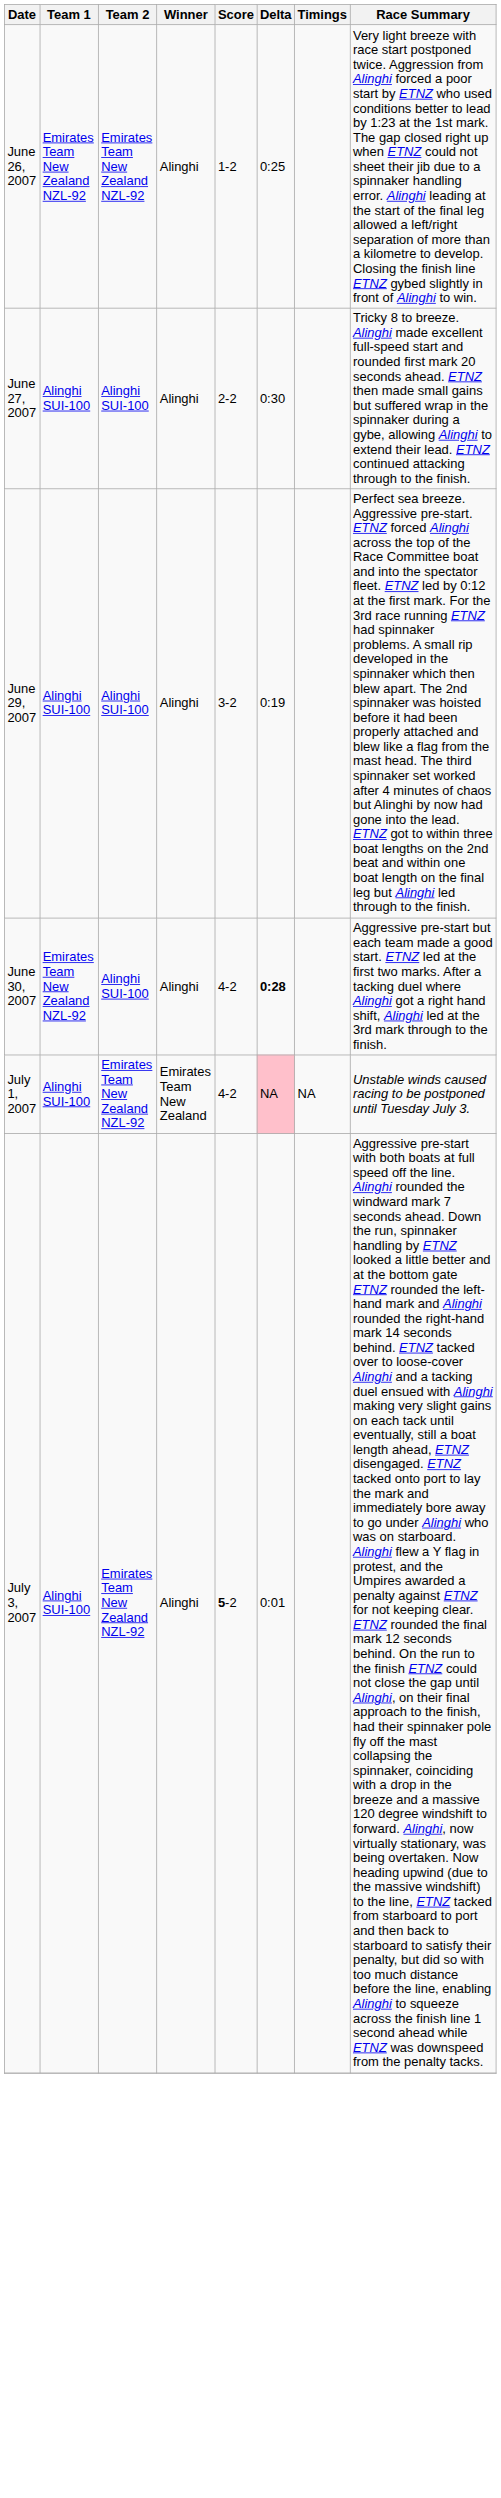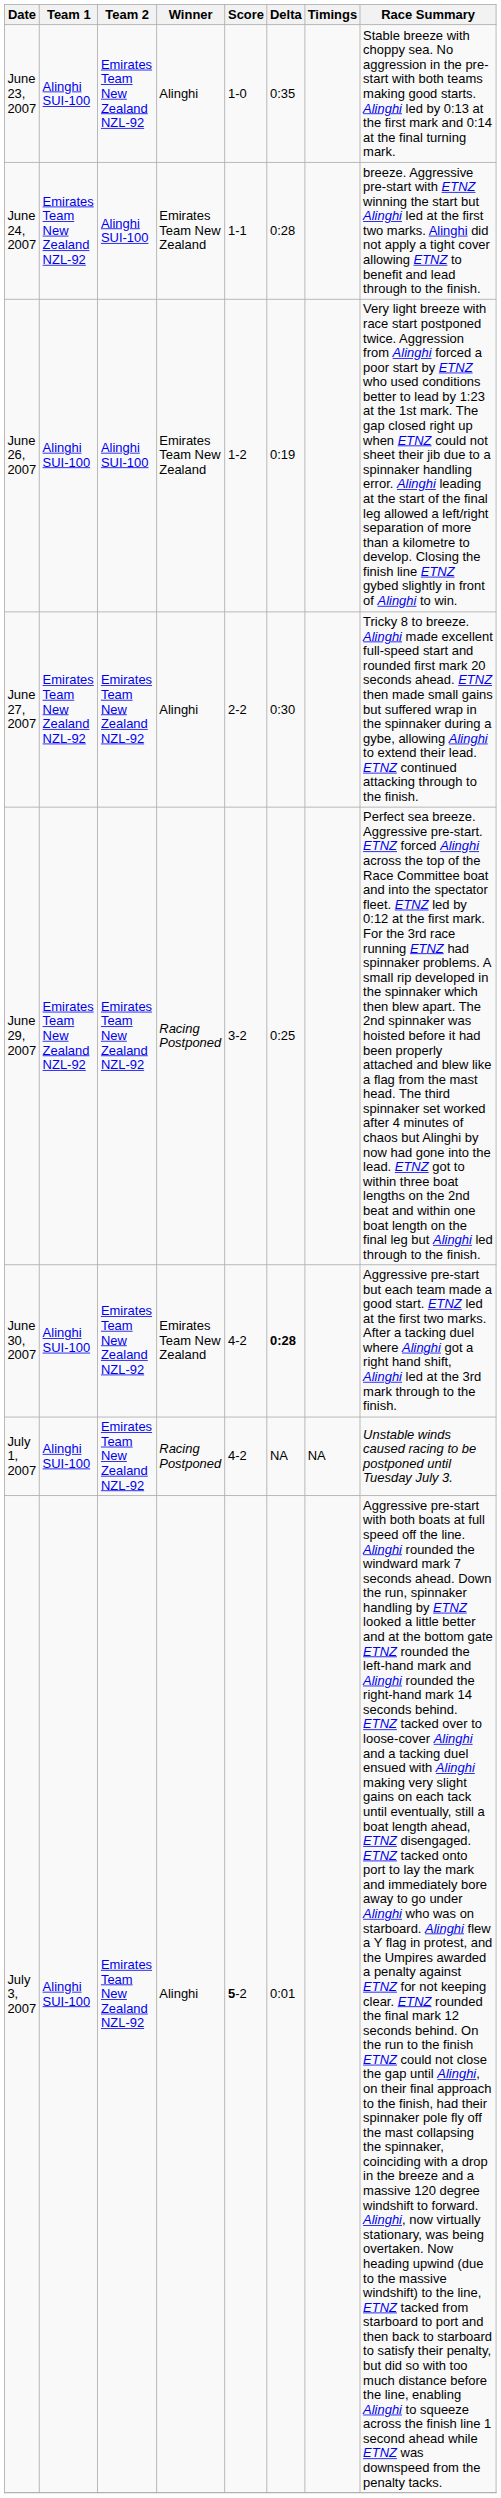+ row: (22, 93)
+ row: (22, 230)
(68, 166) Emirates Team New Zealand NZL-92 -> (66, 455) Alinghi SUI-100
(127, 166) Emirates Team New Zealand NZL-92 -> (125, 455) Alinghi SUI-100
(179, 166) Alinghi -> (190, 455) Emirates Team New Zealand
(272, 166) 0:25 -> (283, 455) 0:19
(66, 398) Alinghi SUI-100 -> (68, 709) Emirates Team New Zealand NZL-92
(125, 398) Alinghi SUI-100 -> (126, 709) Emirates Team New Zealand NZL-92
(66, 703) Alinghi SUI-100 -> (68, 1036) Emirates Team New Zealand NZL-92
(125, 703) Alinghi SUI-100 -> (126, 1036) Emirates Team New Zealand NZL-92
(179, 703) Alinghi -> (190, 1036) Racing Postponed
(272, 703) 0:19 -> (283, 1036) 0:25
(68, 986) Emirates Team New Zealand NZL-92 -> (66, 1340) Alinghi SUI-100
(125, 986) Alinghi SUI-100 -> (126, 1340) Emirates Team New Zealand NZL-92
(179, 986) Alinghi -> (190, 1340) Emirates Team New Zealand
(185, 1094) Emirates Team New Zealand -> (190, 1456) Racing Postponed
(269, 1094) pink background -> (279, 1456) no background
